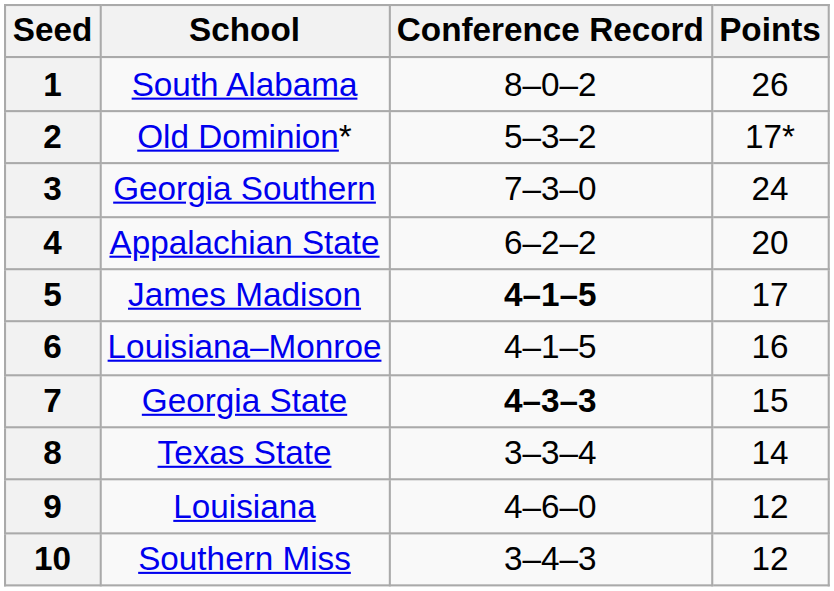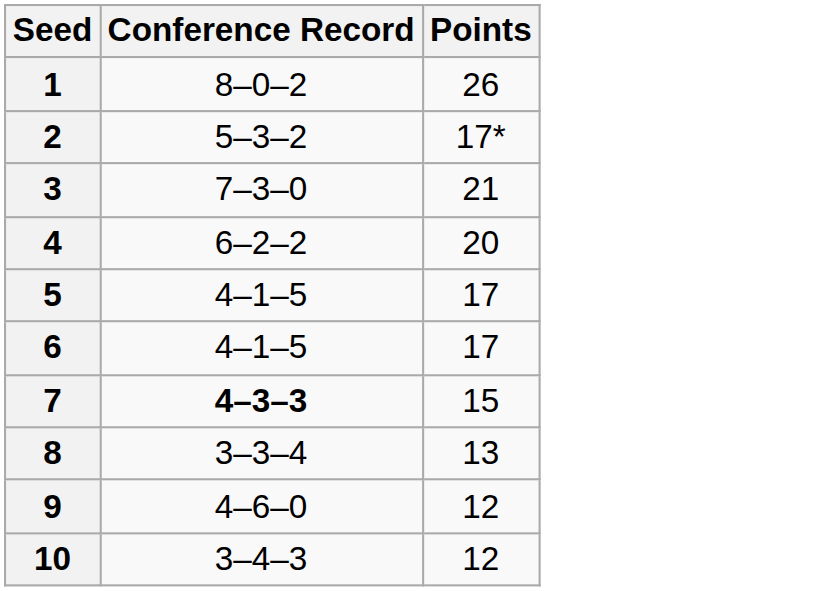- column: (245, 30)
(770, 189) 24 -> (481, 189) 21
(550, 294) bold -> (261, 294) normal
(770, 347) 16 -> (481, 347) 17
(770, 453) 14 -> (481, 453) 13
